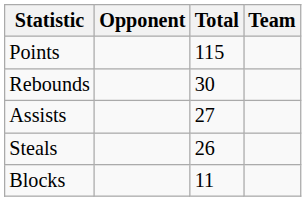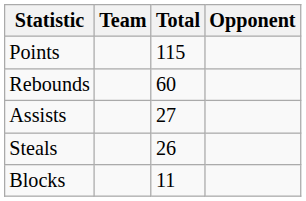columns swapped: (272, 20) <-> (142, 20)
(205, 84) 30 -> (166, 84) 60
